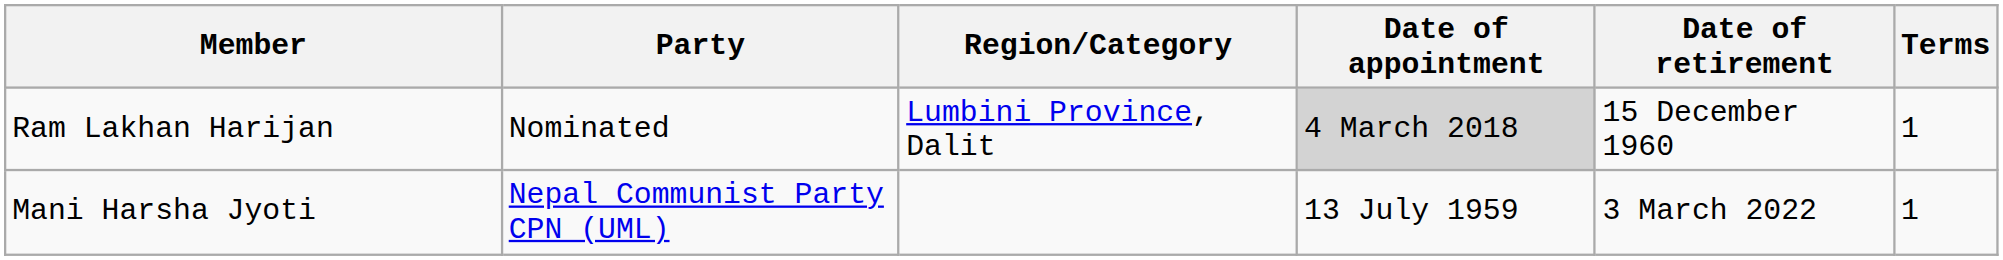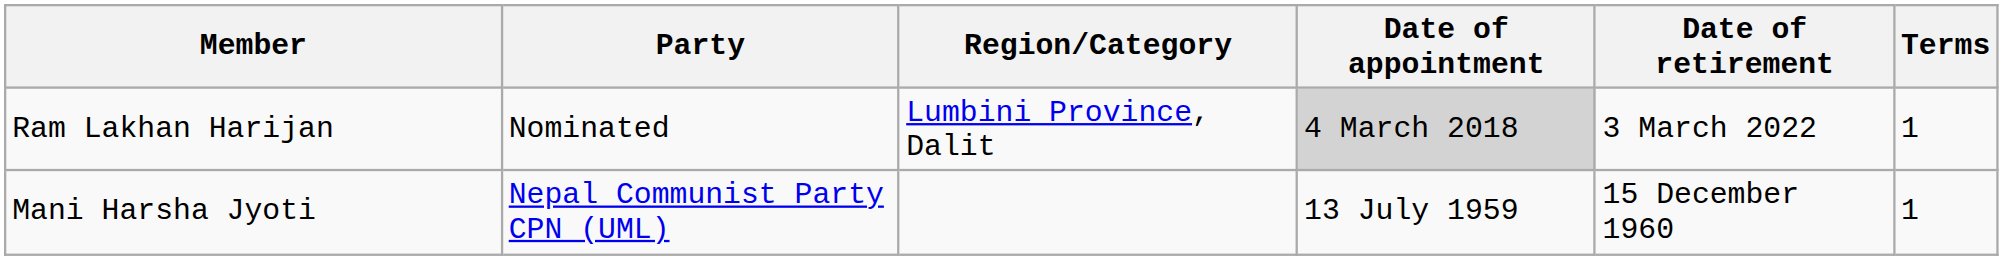(1701, 129) 15 December 1960 -> (1710, 129) 3 March 2022
(1710, 212) 3 March 2022 -> (1701, 212) 15 December 1960
